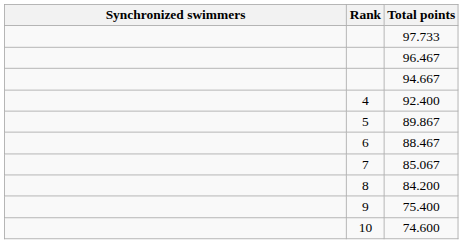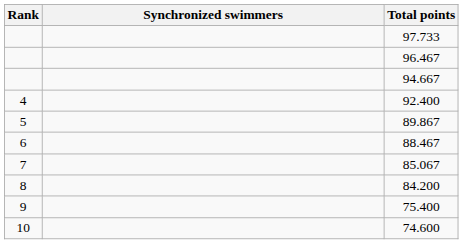columns swapped: (365, 15) <-> (176, 15)
